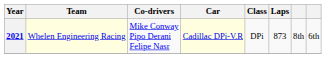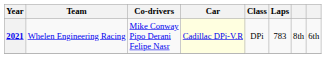(77, 36) lightyellow background -> (77, 36) no background
(280, 36) 873 -> (280, 36) 783
